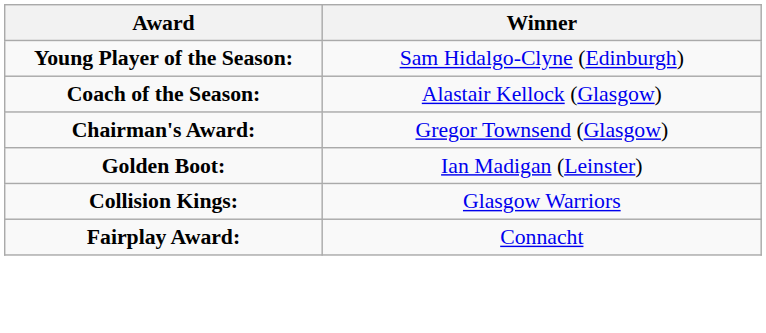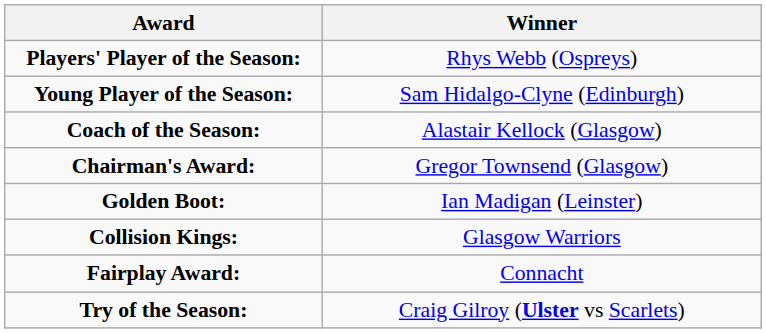+ row: (163, 58)
+ row: (163, 309)
